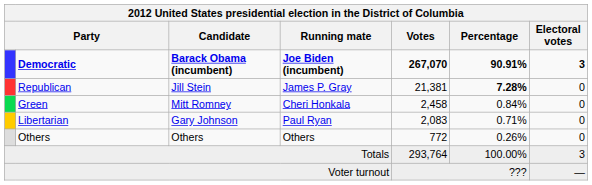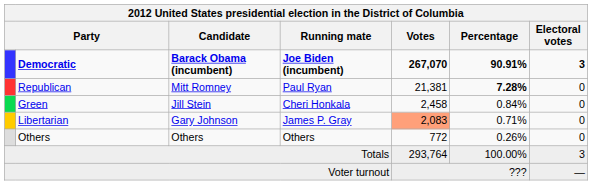(191, 87) Jill Stein -> (201, 87) Mitt Romney
(317, 87) James P. Gray -> (307, 87) Paul Ryan
(201, 104) Mitt Romney -> (191, 104) Jill Stein
(307, 121) Paul Ryan -> (317, 121) James P. Gray
(434, 121) no background -> (434, 121) lightsalmon background
